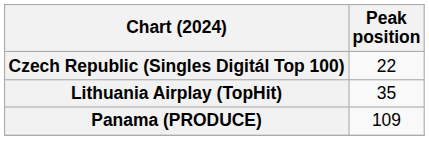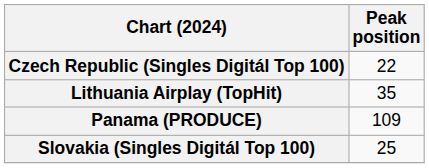+ row: (177, 148)
